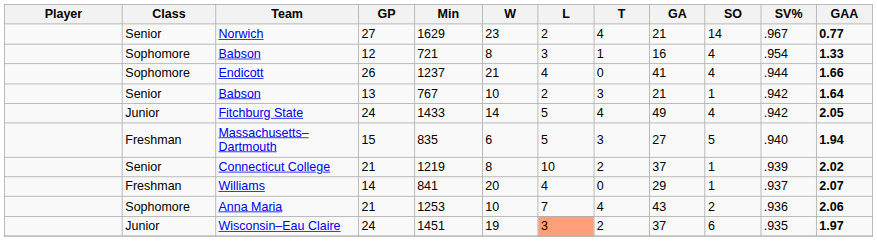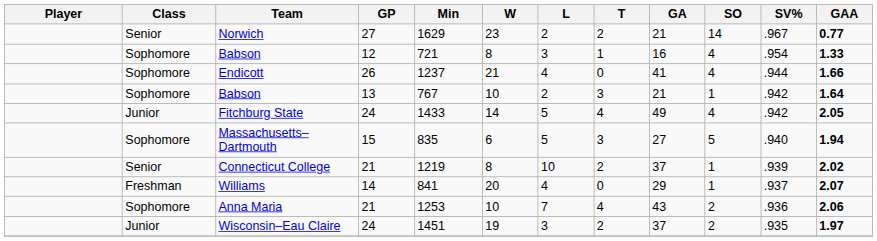(600, 34) 4 -> (600, 34) 2
(143, 93) Senior -> (158, 93) Sophomore
(153, 140) Freshman -> (158, 140) Sophomore
(544, 226) lightsalmon background -> (544, 226) no background
(711, 226) 6 -> (711, 226) 2
